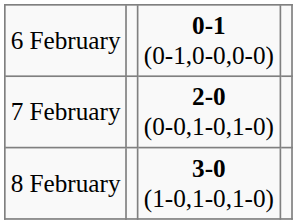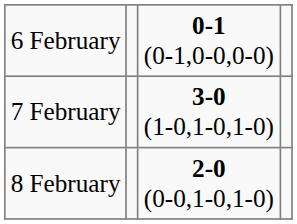(209, 111) 2-0 (0-0,1-0,1-0) -> (209, 111) 3-0 (1-0,1-0,1-0)
(209, 182) 3-0 (1-0,1-0,1-0) -> (209, 182) 2-0 (0-0,1-0,1-0)
